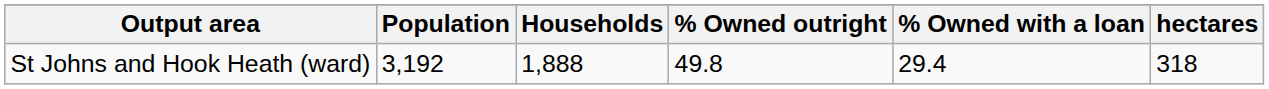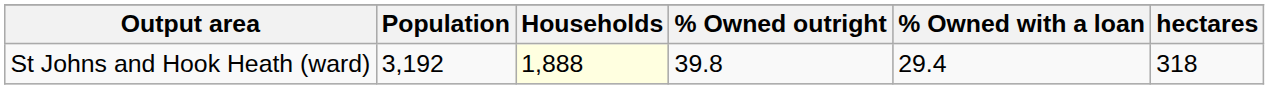(552, 63) no background -> (552, 63) lightyellow background
(699, 63) 49.8 -> (699, 63) 39.8
